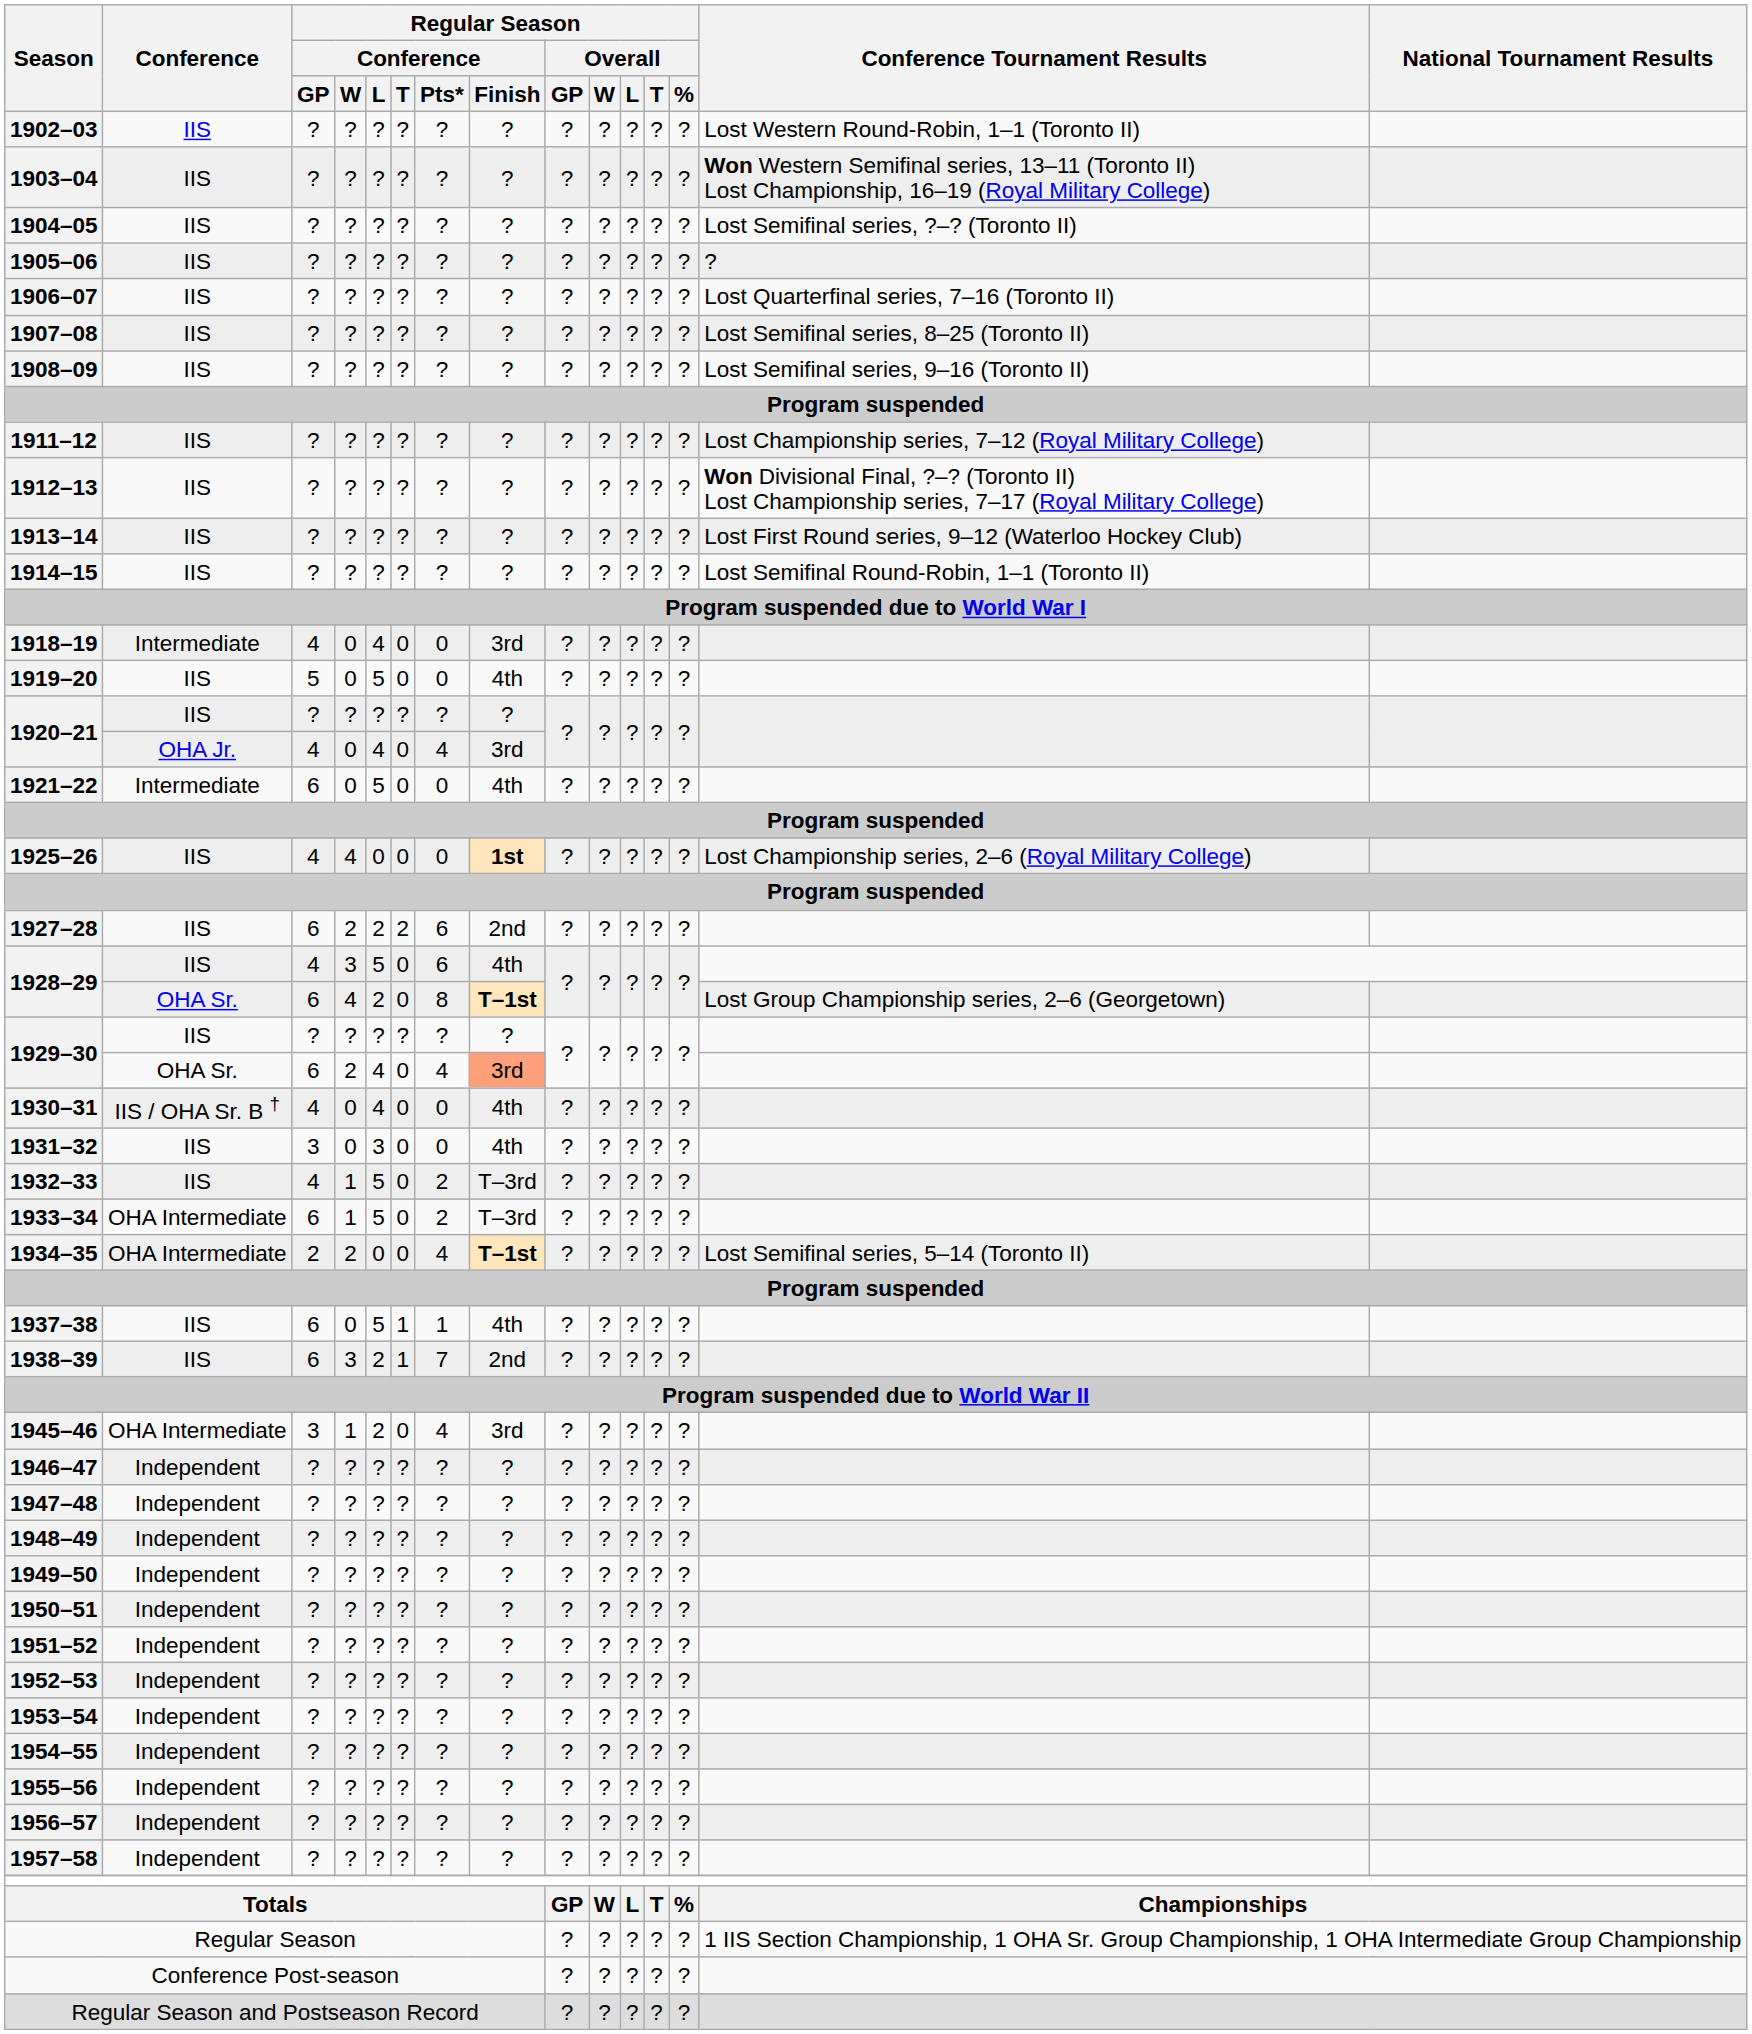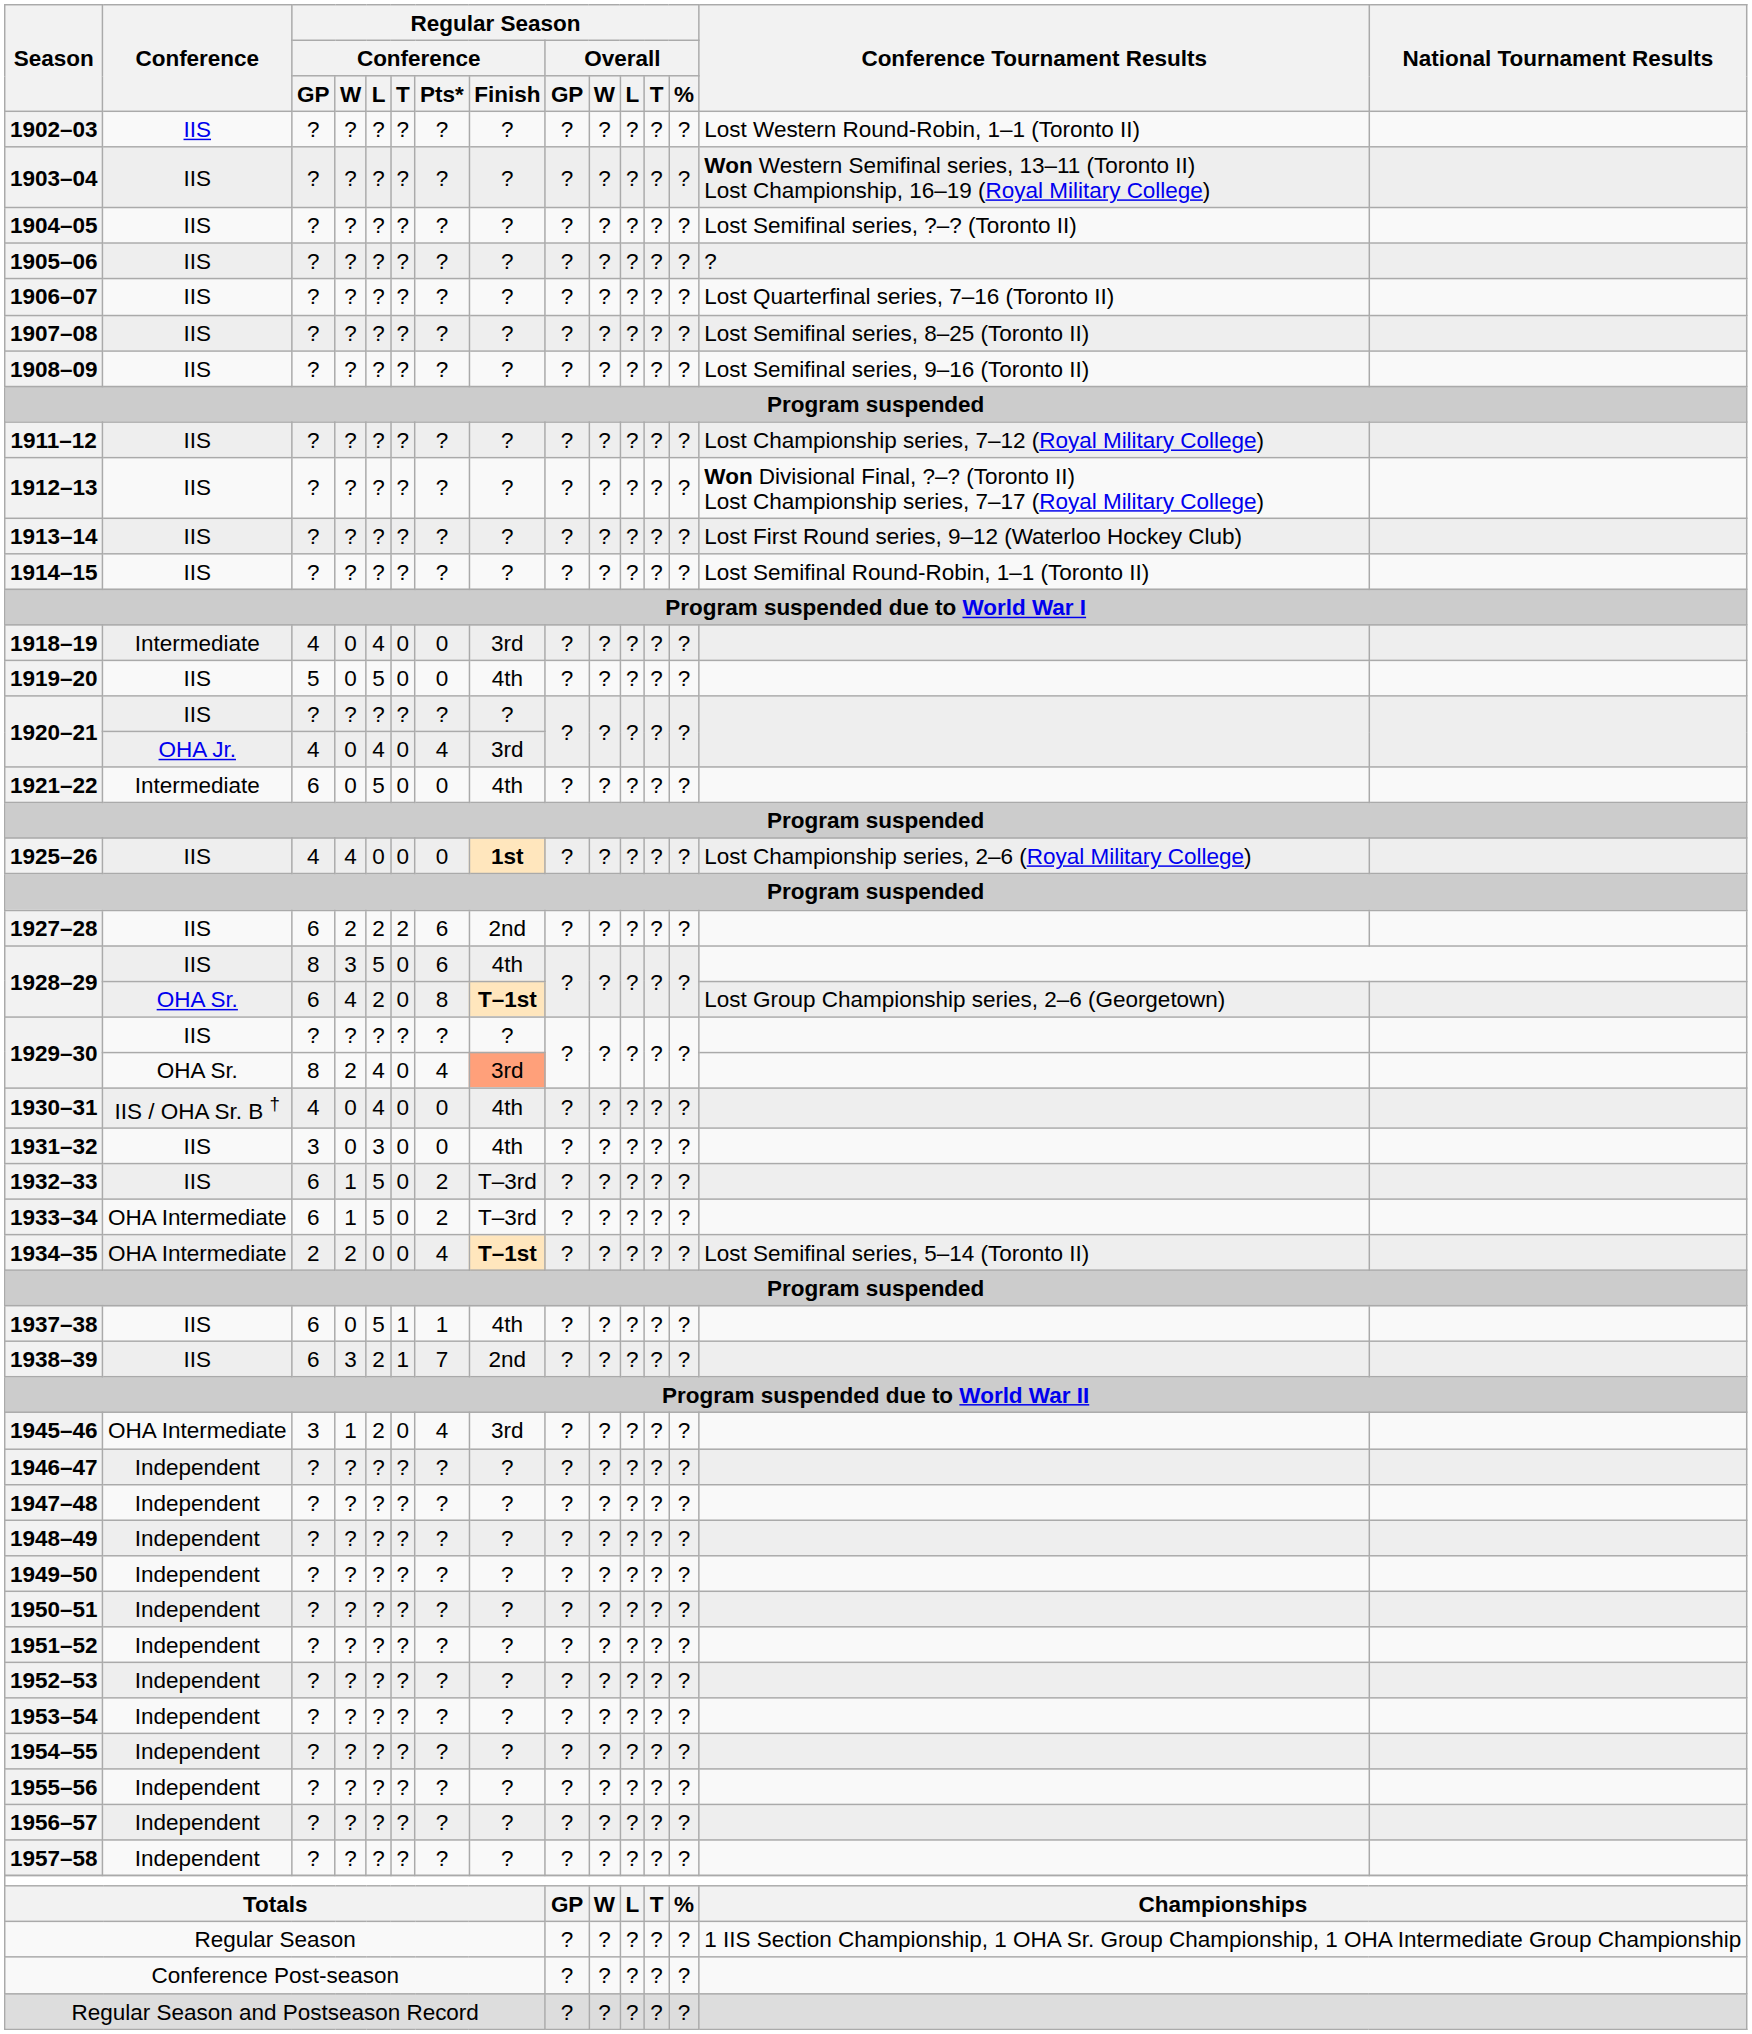(313, 963) 4 -> (313, 963) 8
(313, 1070) 6 -> (313, 1070) 8
(313, 1182) 4 -> (313, 1182) 6
